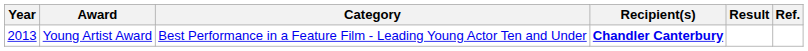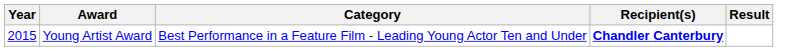- column: (788, 14)
(22, 35) 2013 -> (22, 35) 2015
